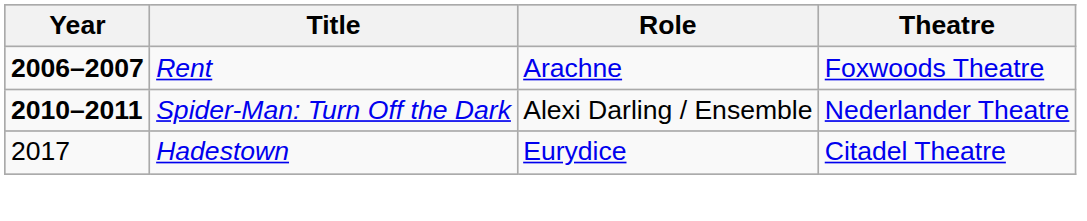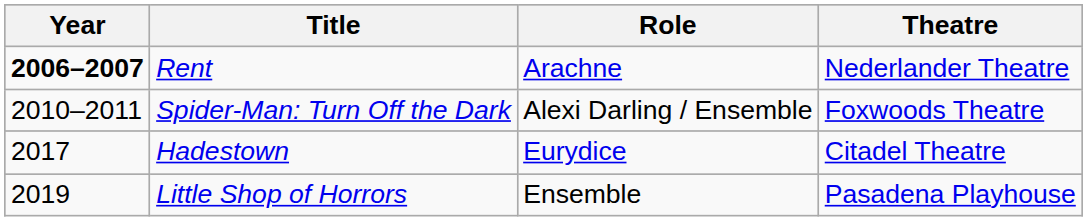(934, 67) Foxwoods Theatre -> (947, 67) Nederlander Theatre
(77, 109) bold -> (76, 109) normal
(947, 109) Nederlander Theatre -> (934, 109) Foxwoods Theatre
+ row: (282, 194)
